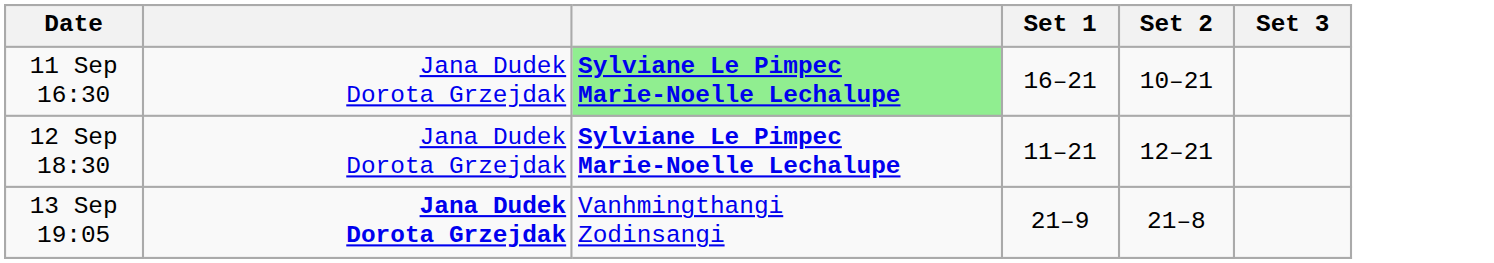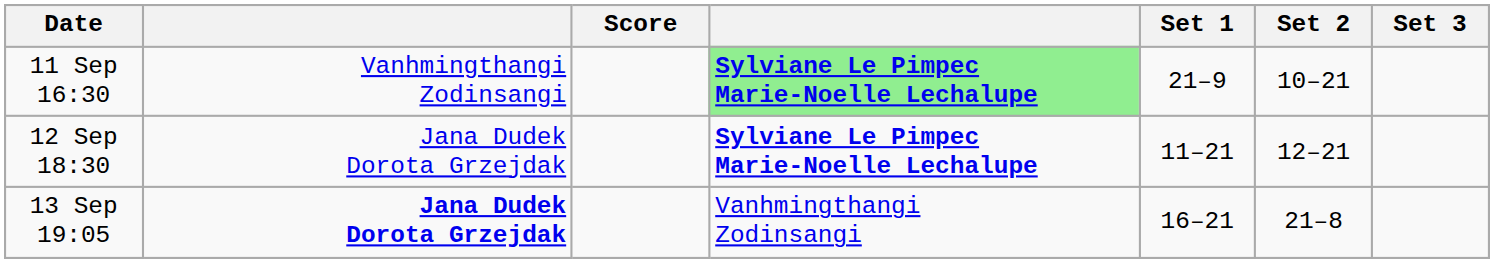+ column: (641, 25)
(456, 81) Jana Dudek Dorota Grzejdak -> (464, 81) Vanhmingthangi Zodinsangi
(1060, 81) 16–21 -> (1197, 81) 21–9
(1060, 222) 21–9 -> (1197, 222) 16–21
